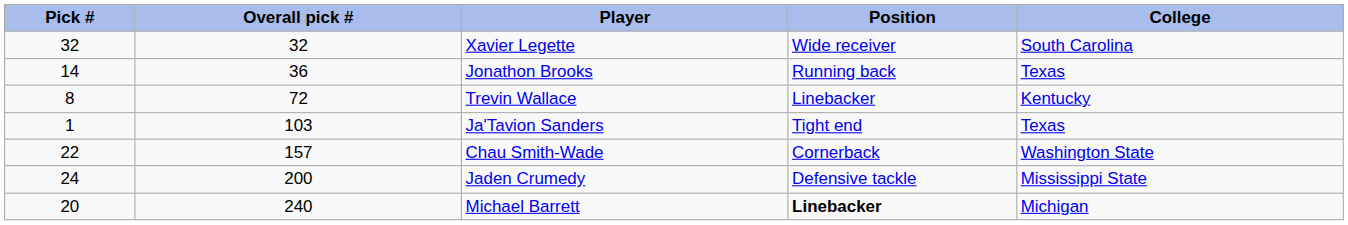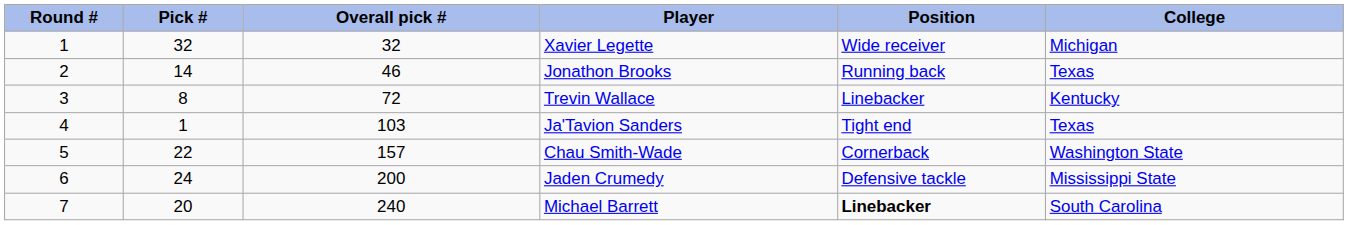+ column: (64, 17)
(1077, 44) South Carolina -> (1084, 44) Michigan
(298, 71) 36 -> (391, 71) 46
(1055, 206) Michigan -> (1106, 206) South Carolina
